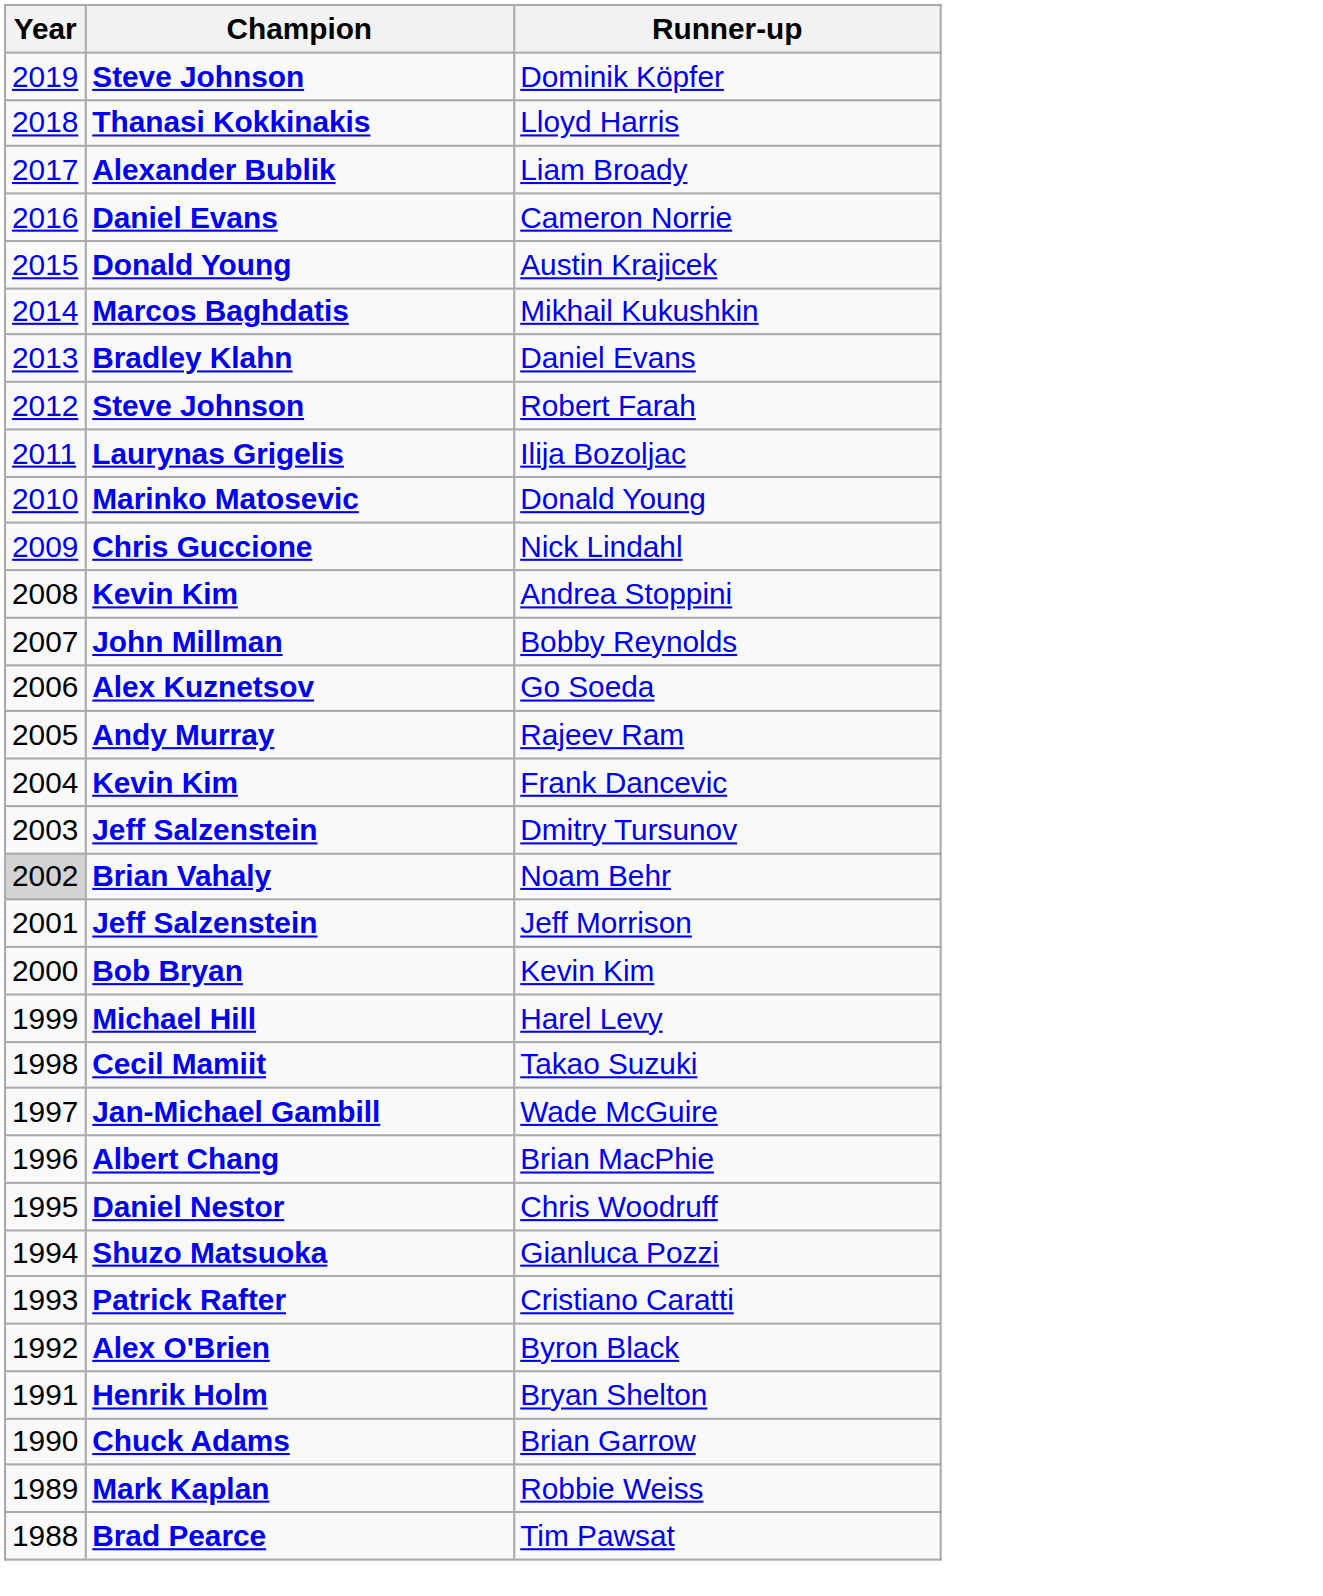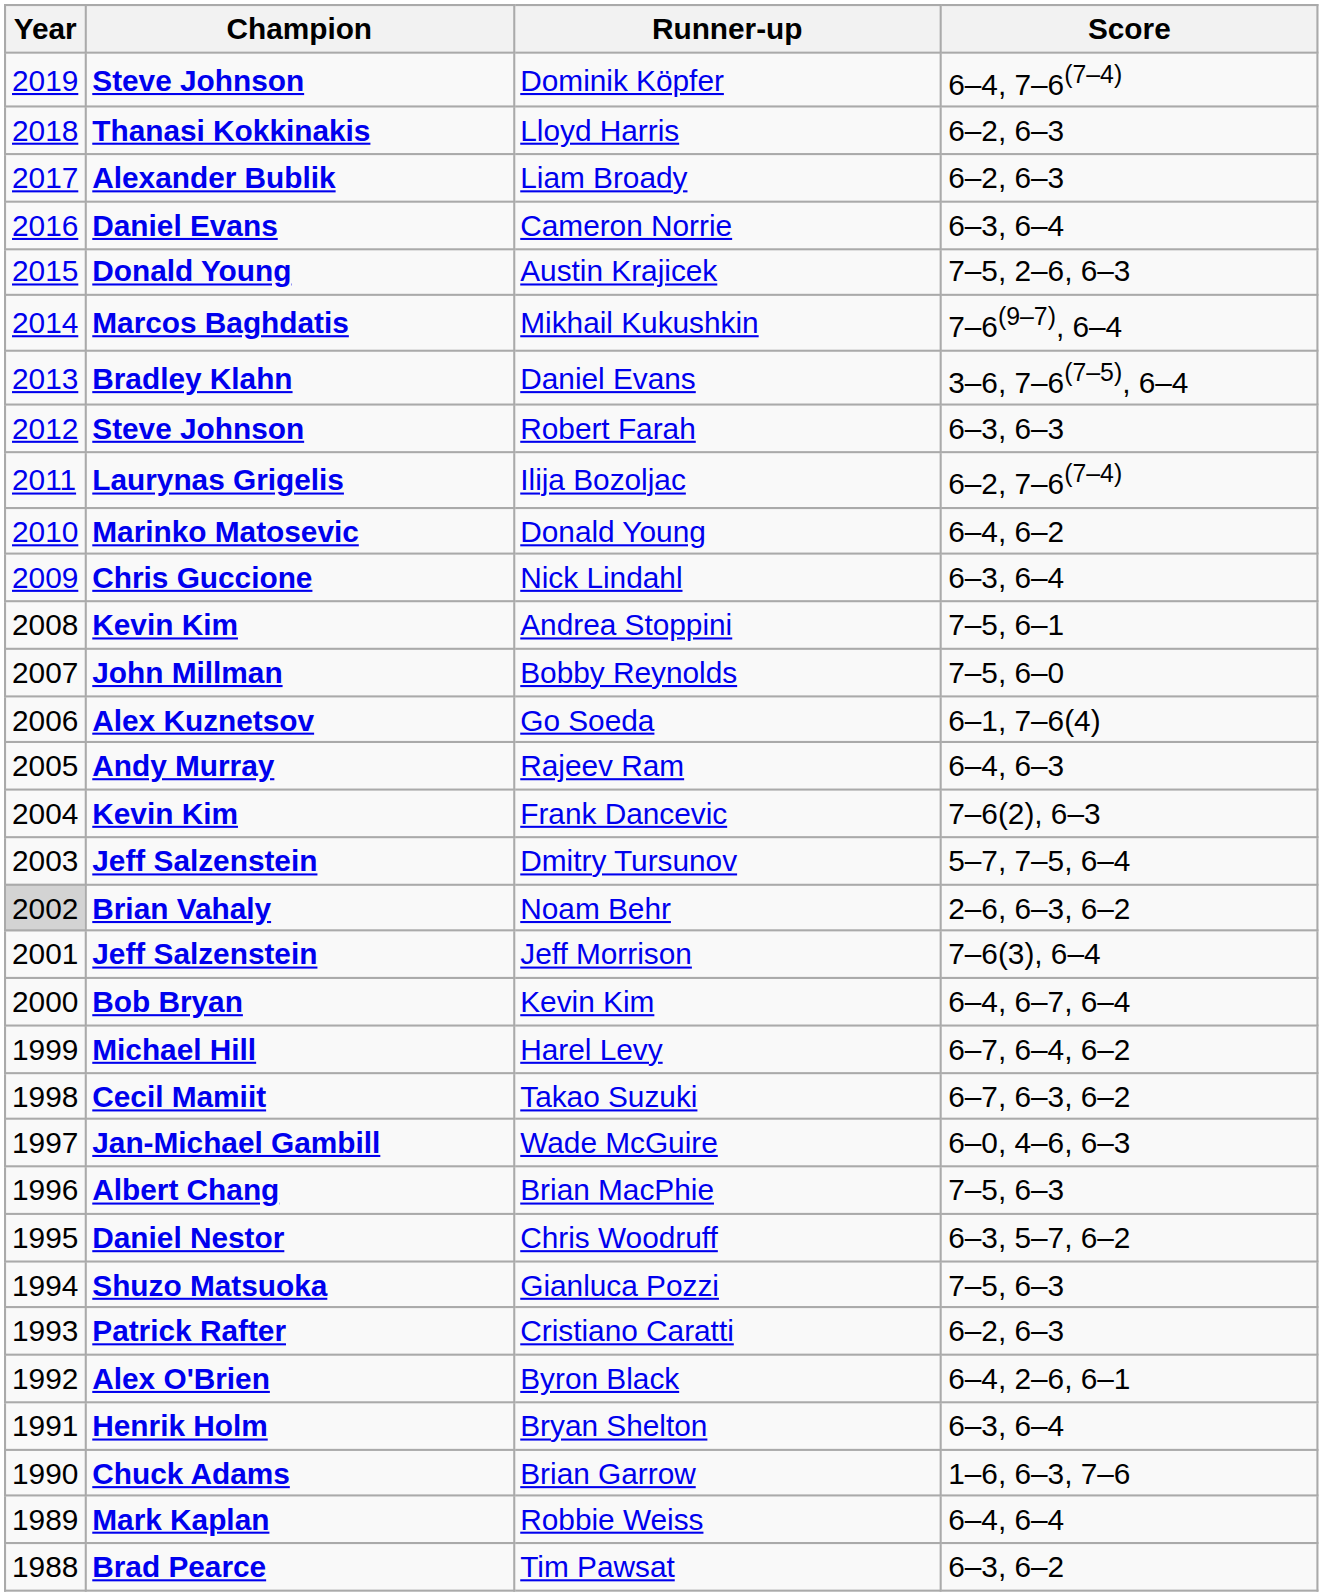+ column: (1129, 29)
